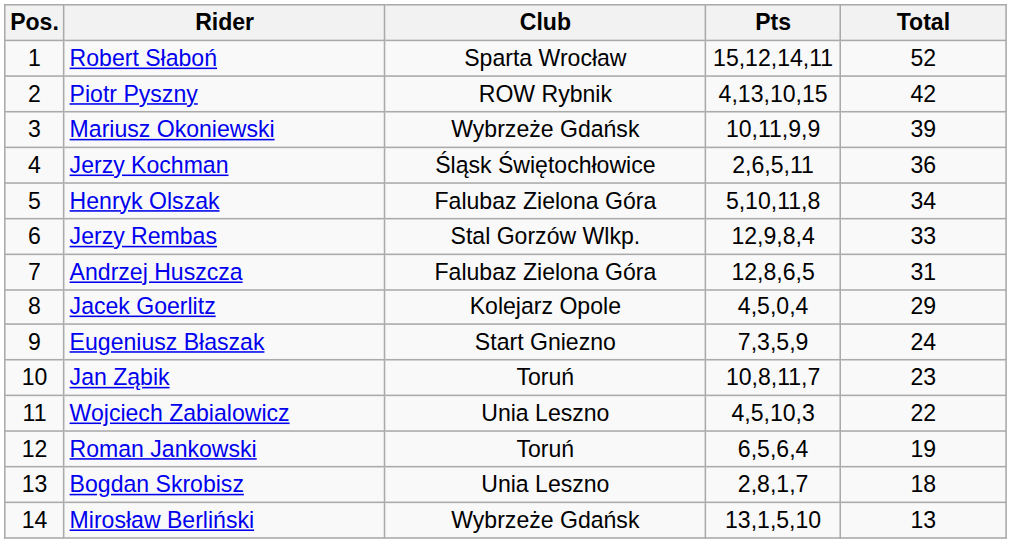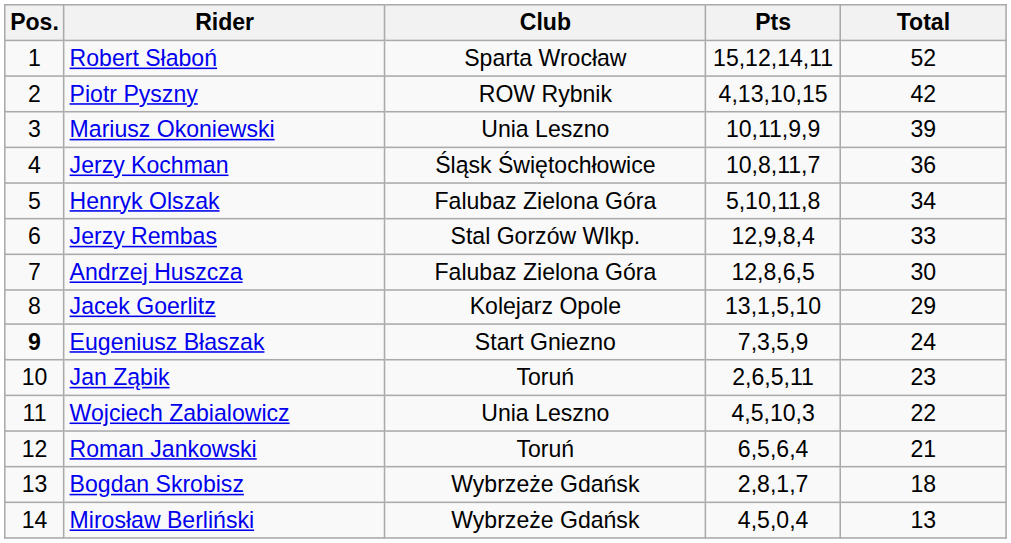(545, 129) Wybrzeże Gdańsk -> (545, 129) Unia Leszno
(773, 165) 2,6,5,11 -> (773, 165) 10,8,11,7
(923, 271) 31 -> (923, 271) 30
(773, 307) 4,5,0,4 -> (773, 307) 13,1,5,10
(34, 342) normal -> (34, 342) bold
(773, 378) 10,8,11,7 -> (773, 378) 2,6,5,11
(923, 449) 19 -> (923, 449) 21
(545, 485) Unia Leszno -> (545, 485) Wybrzeże Gdańsk
(773, 520) 13,1,5,10 -> (773, 520) 4,5,0,4
